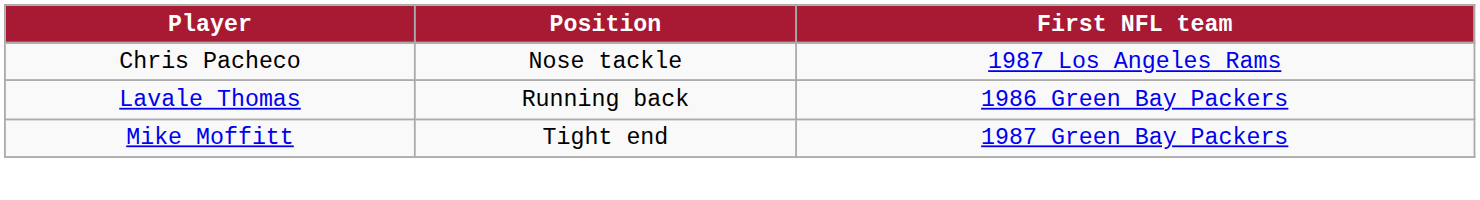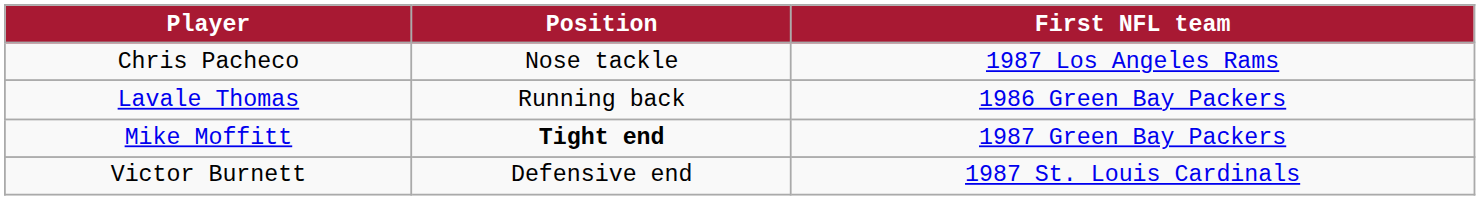(605, 138) normal -> (602, 138) bold
+ row: (208, 176)
